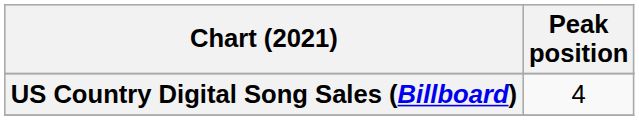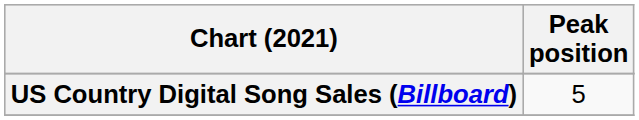(579, 94) 4 -> (579, 94) 5
